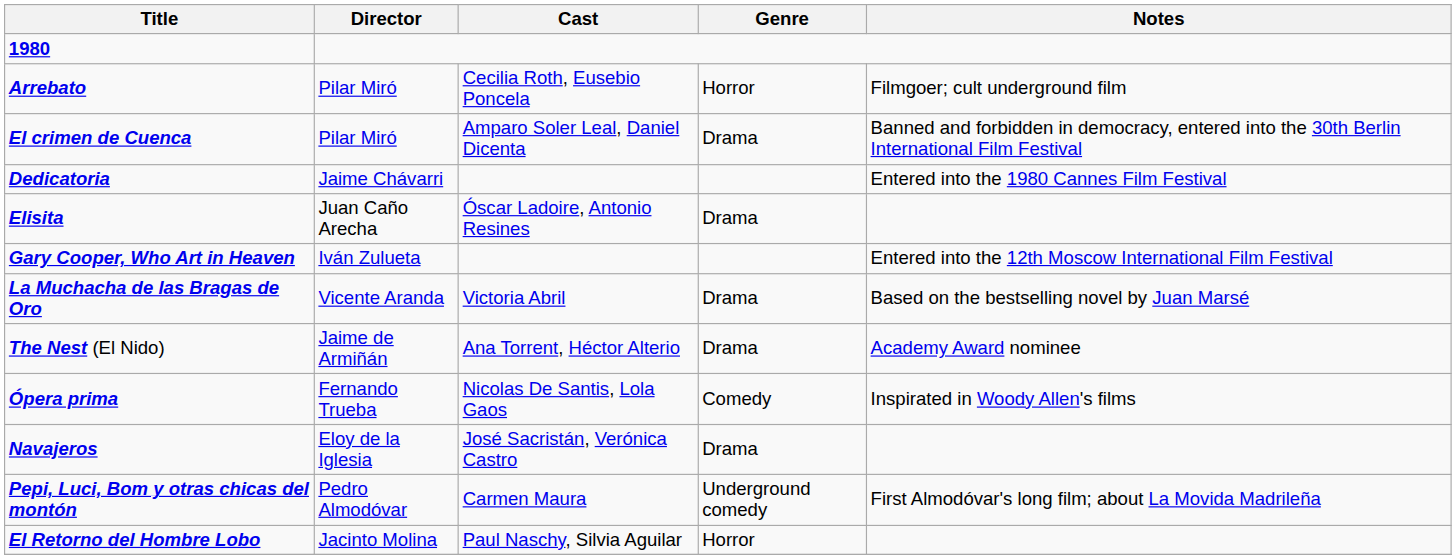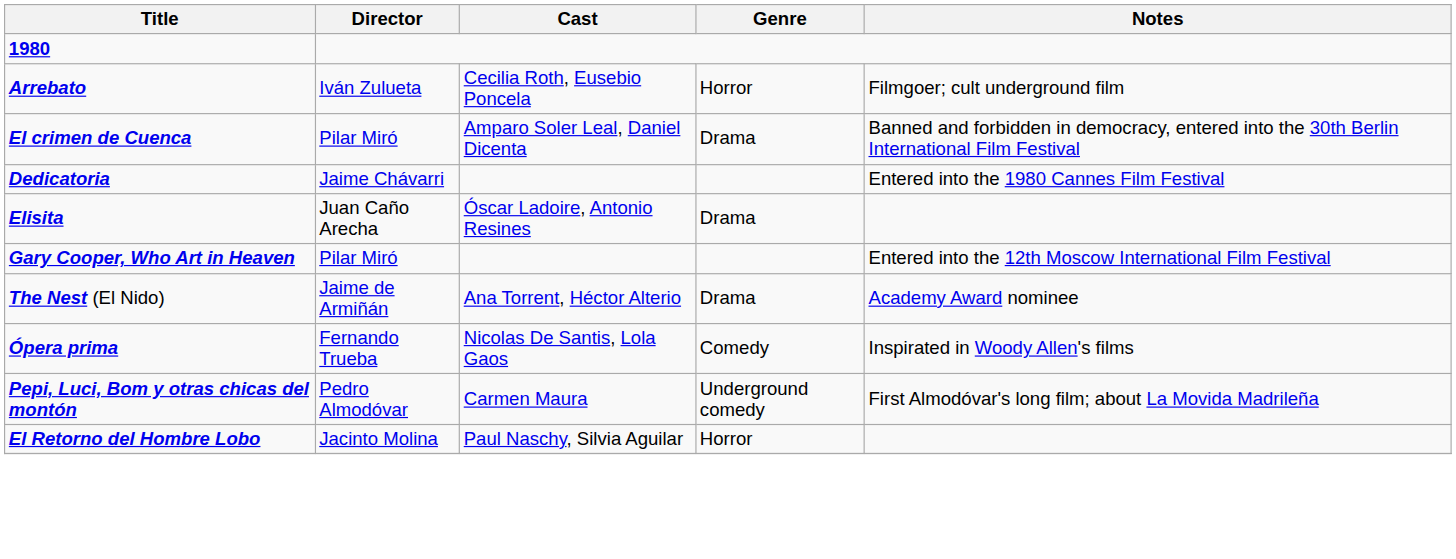(358, 88) Pilar Miró -> (370, 88) Iván Zulueta
(369, 258) Iván Zulueta -> (358, 258) Pilar Miró
- row: (144, 298)
- row: (53, 449)
